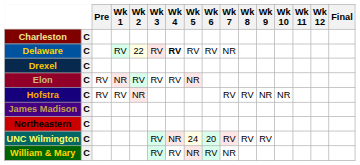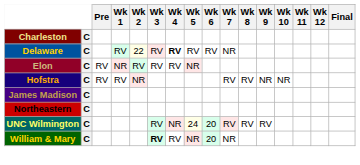- row: (43, 66)
(157, 153) normal -> (157, 139) bold
(211, 153) RV -> (211, 139) 20
